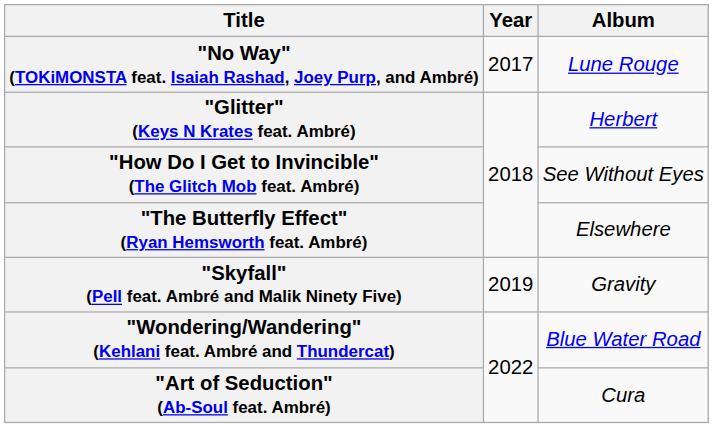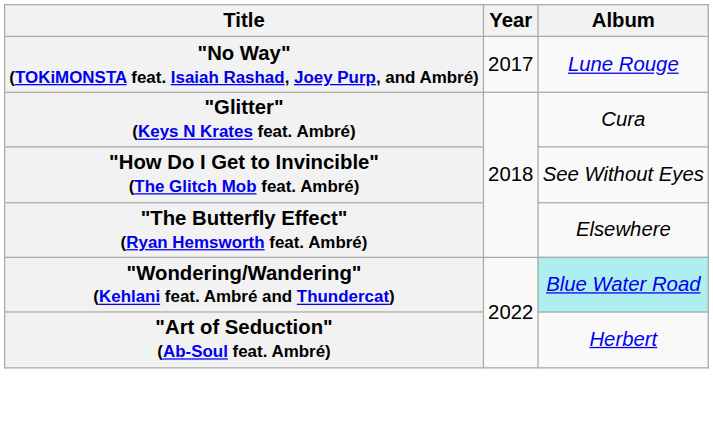(623, 119) Herbert -> (623, 119) Cura
- row: (244, 284)
(623, 339) no background -> (623, 284) paleturquoise background
(623, 394) Cura -> (623, 339) Herbert
